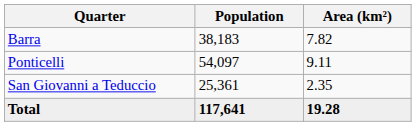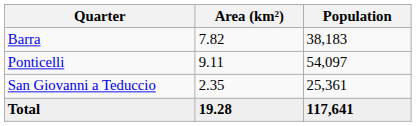columns swapped: (249, 16) <-> (357, 16)
